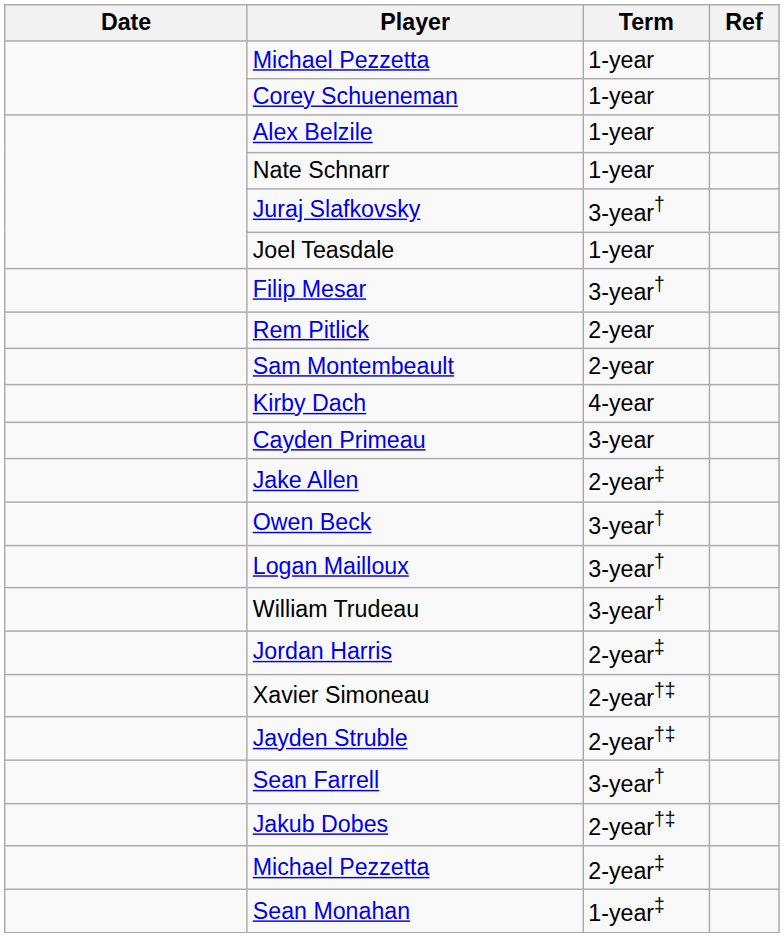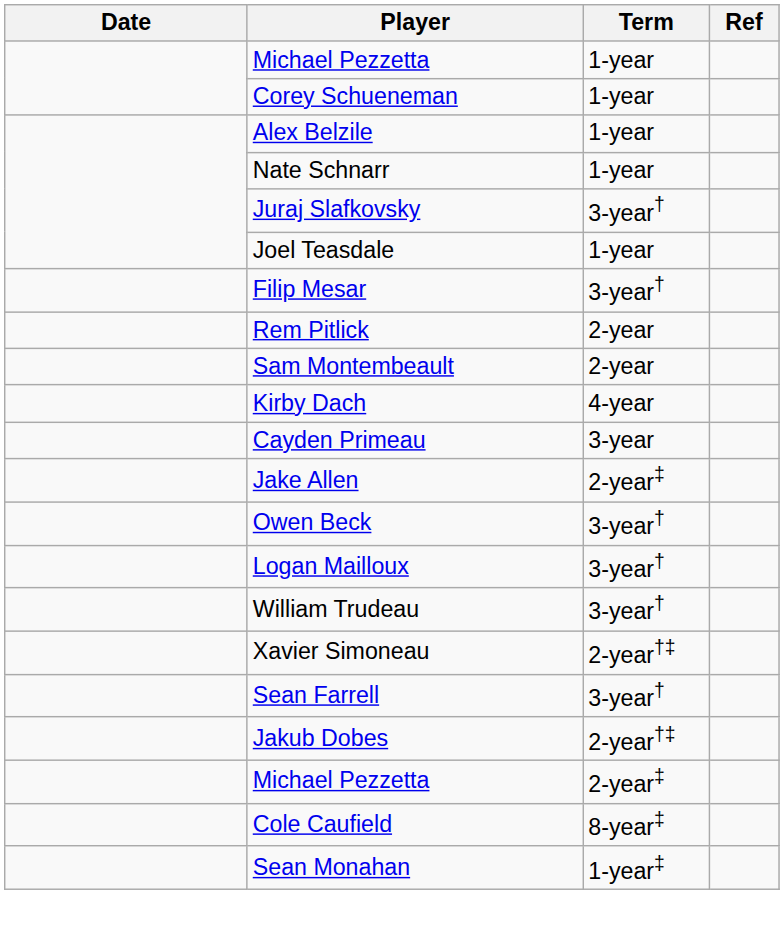- row: (322, 652)
- row: (330, 738)
+ row: (322, 824)
